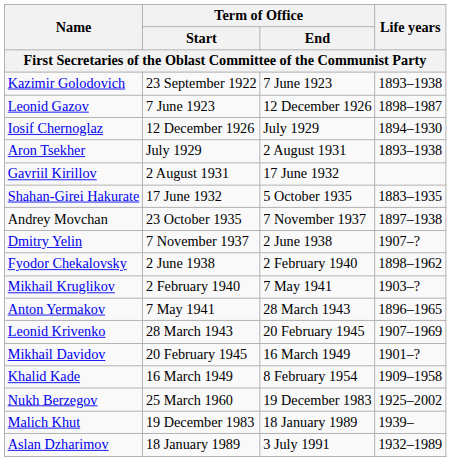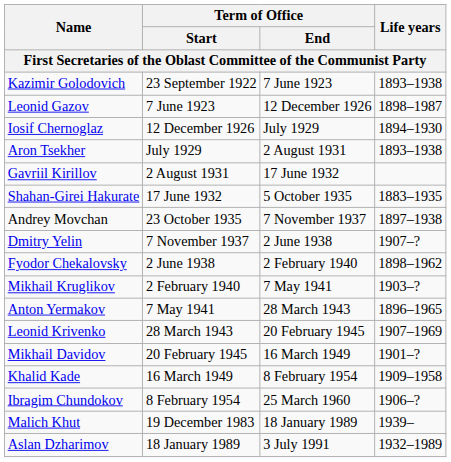+ row: (65, 399)
- row: (53, 399)
